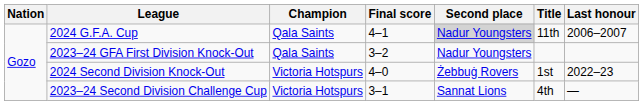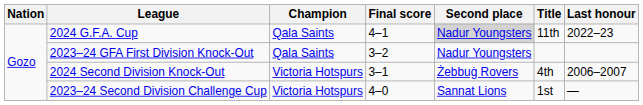(597, 33) 2006–2007 -> (590, 33) 2022–23
(378, 72) 4–0 -> (378, 72) 3–1
(545, 72) 1st -> (545, 72) 4th
(590, 72) 2022–23 -> (597, 72) 2006–2007
(378, 91) 3–1 -> (378, 91) 4–0
(545, 91) 4th -> (545, 91) 1st
